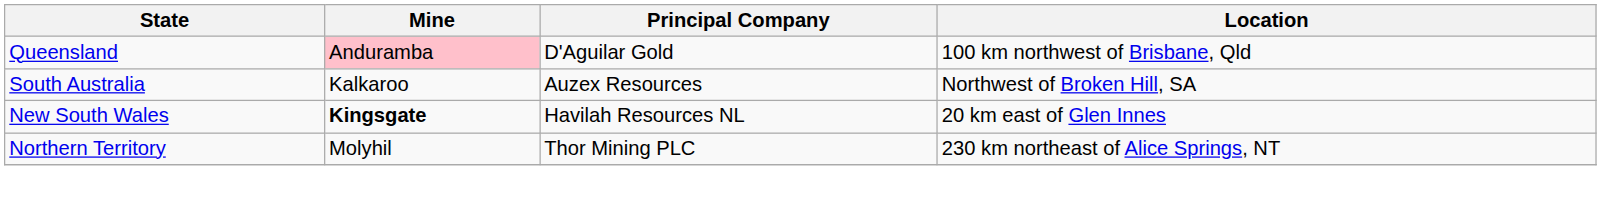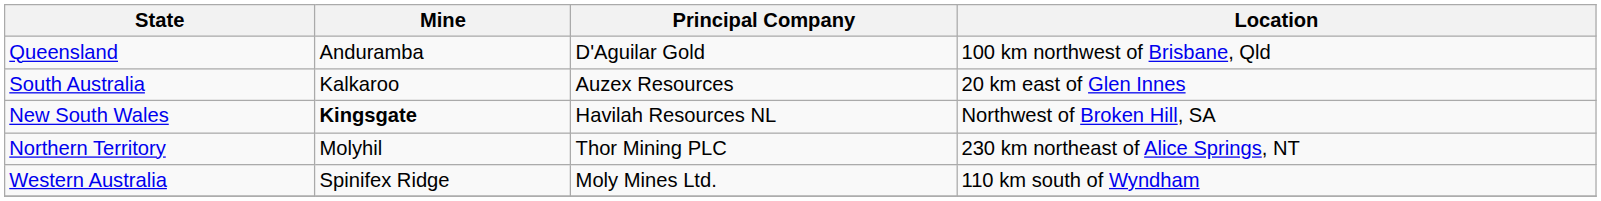(381, 52) pink background -> (372, 52) no background
(1069, 84) Northwest of Broken Hill, SA -> (1073, 84) 20 km east of Glen Innes
(1054, 116) 20 km east of Glen Innes -> (1089, 116) Northwest of Broken Hill, SA
+ row: (88, 180)
